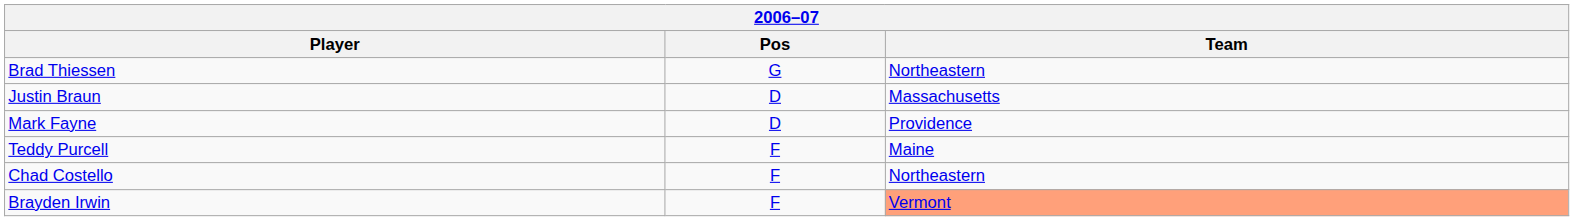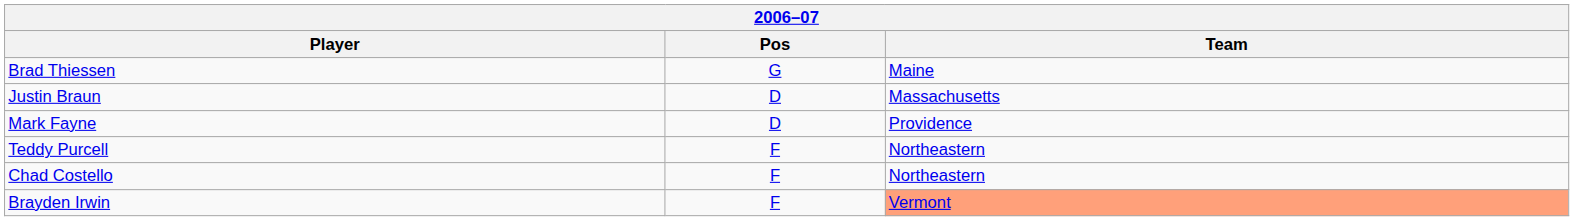(937, 70) Northeastern -> (911, 70) Maine
(911, 149) Maine -> (937, 149) Northeastern
